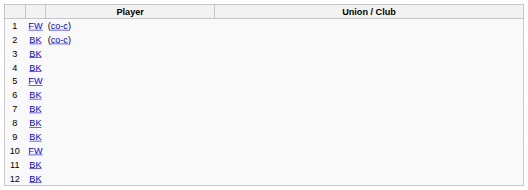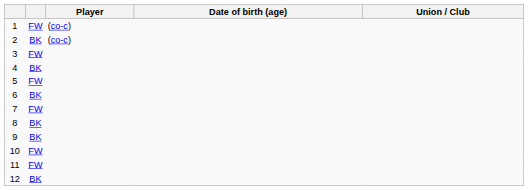+ column: (248, 12)
(35, 54) BK -> (35, 54) FW
(35, 109) BK -> (35, 109) FW
(35, 165) BK -> (35, 165) FW
